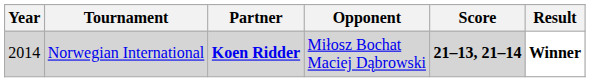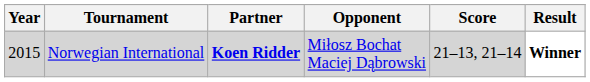(24, 53) 2014 -> (24, 53) 2015
(477, 53) bold -> (477, 53) normal
